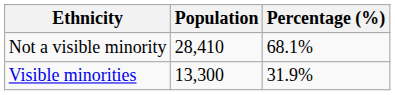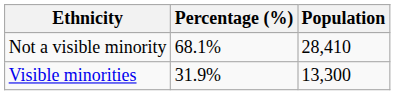columns swapped: (217, 18) <-> (326, 18)
